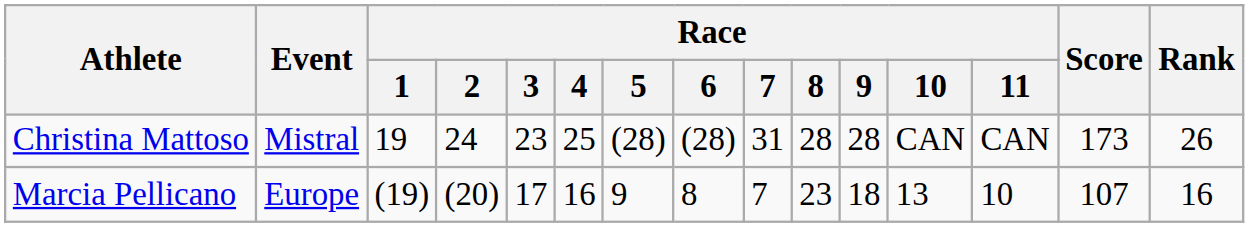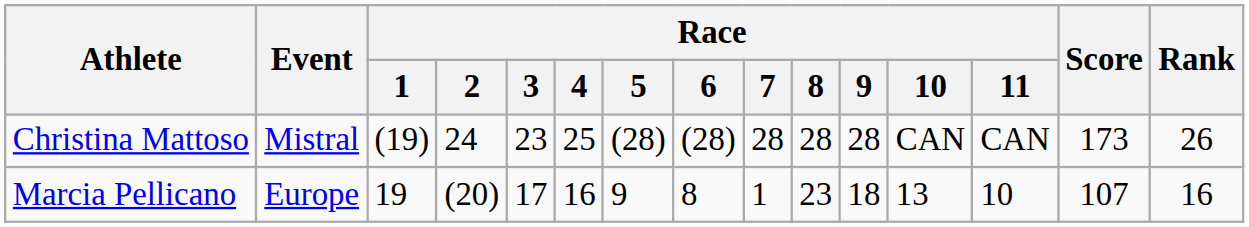(391, 140) 19 -> (402, 140) (19)
(768, 140) 31 -> (768, 140) 28
(402, 194) (19) -> (391, 194) 19
(759, 194) 7 -> (759, 194) 1
